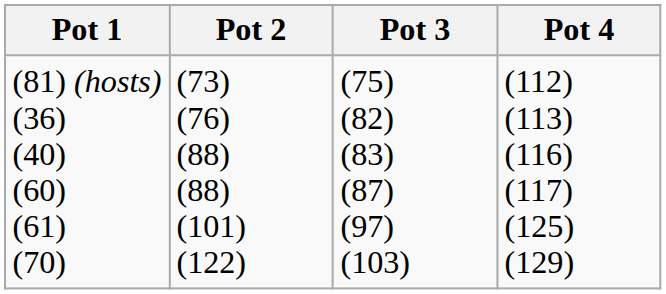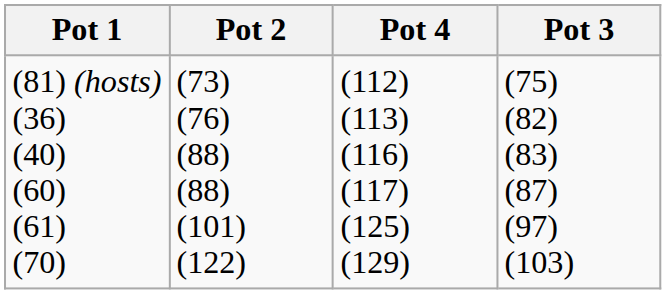columns swapped: (415, 30) <-> (579, 30)
